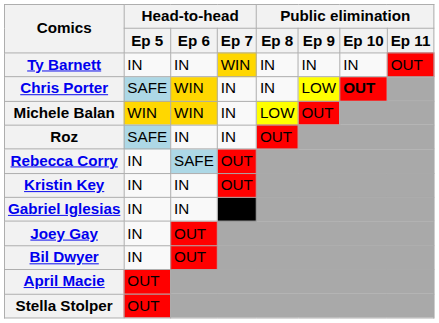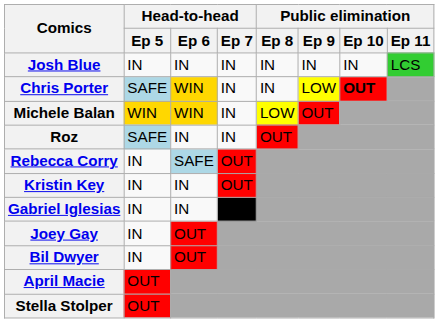+ row: (64, 64)
- row: (64, 64)
